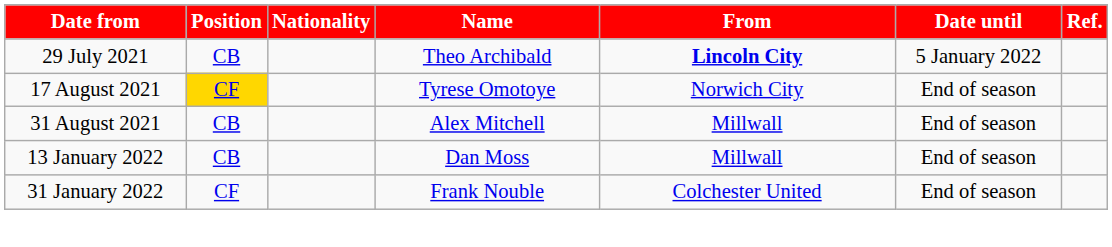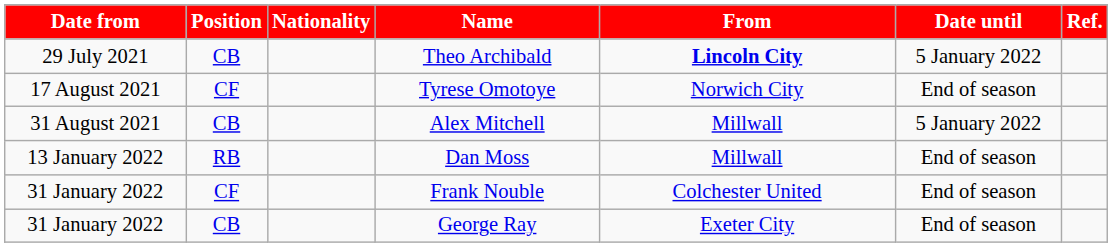(227, 89) gold background -> (227, 89) no background
(978, 123) End of season -> (978, 123) 5 January 2022
(227, 157) CB -> (227, 157) RB
+ row: (487, 225)
